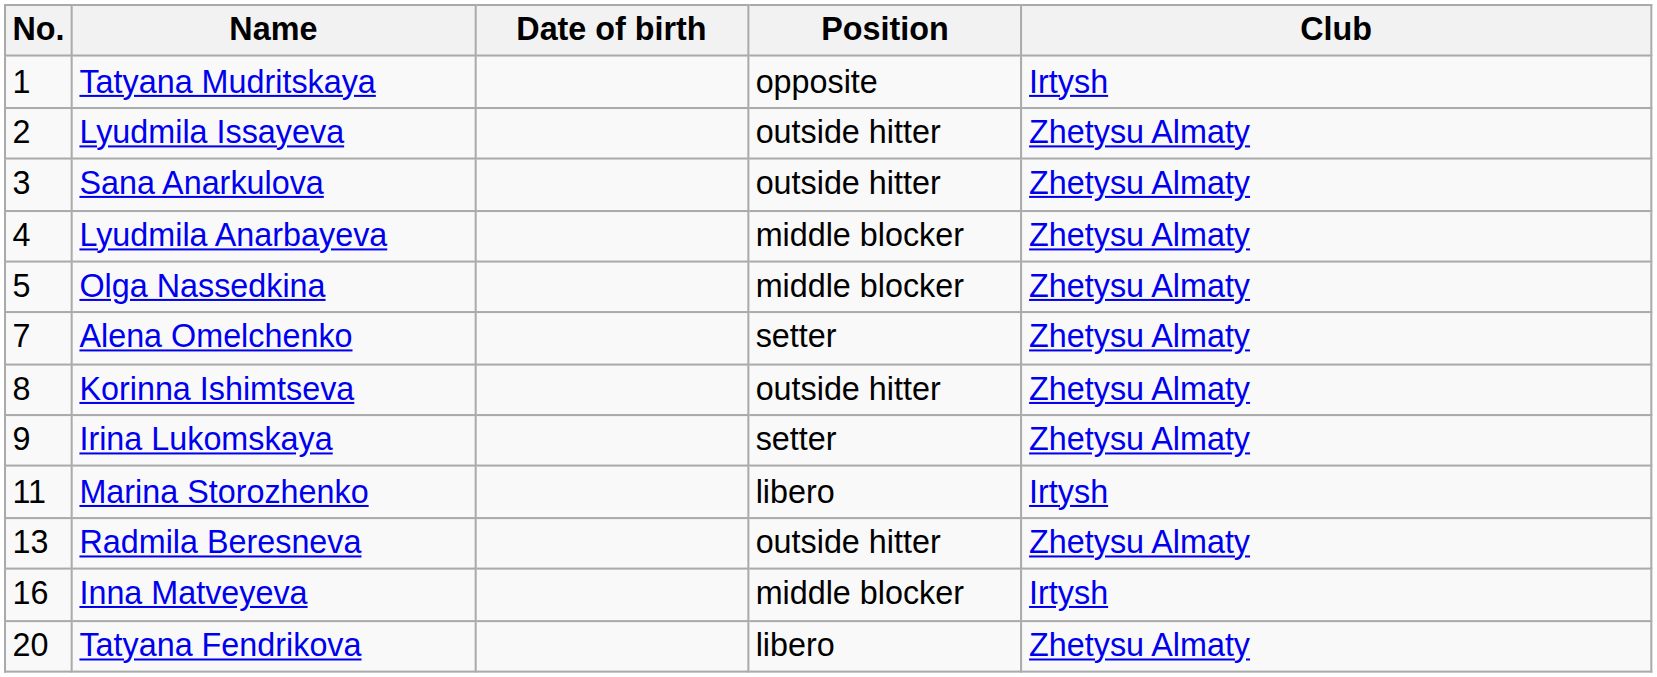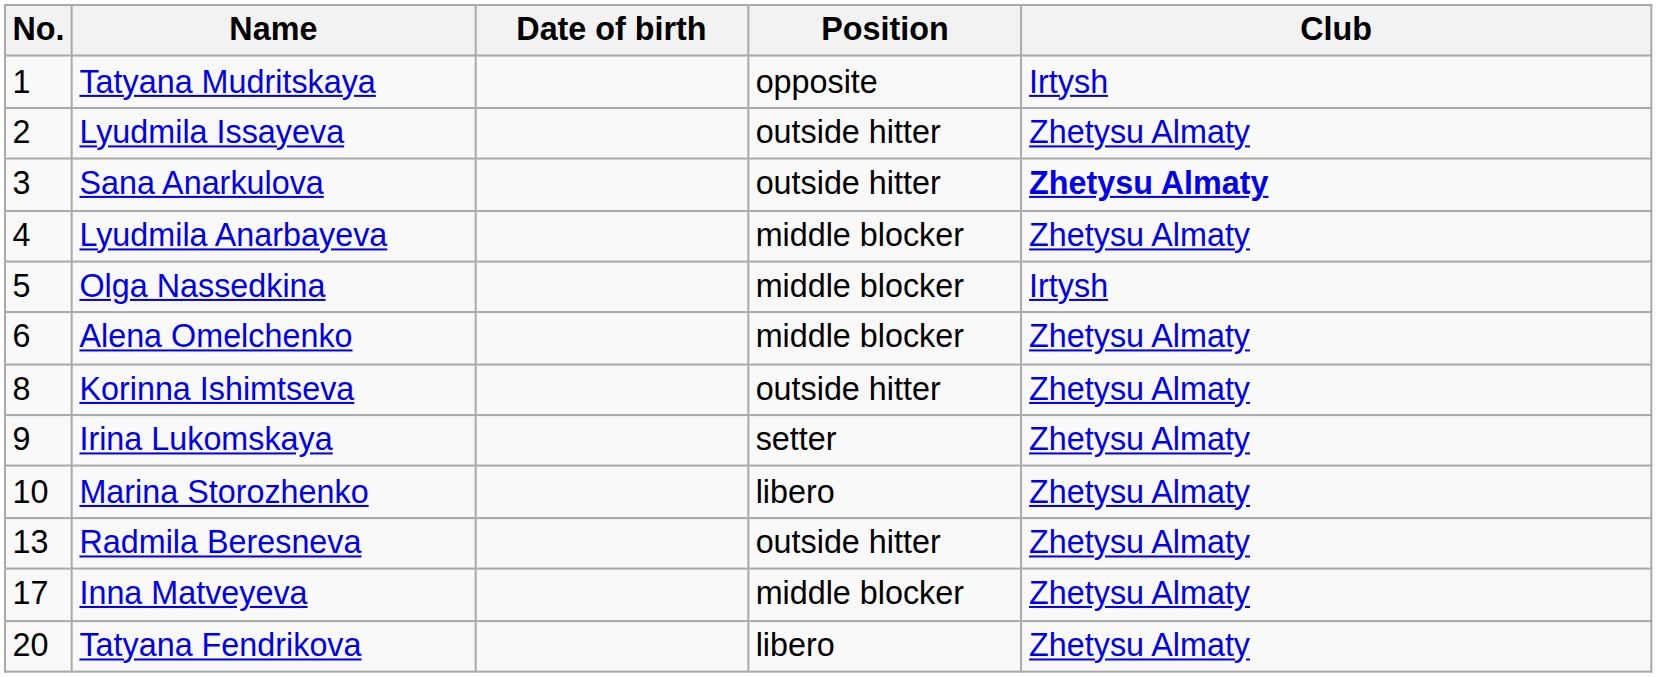(1140, 183) normal -> (1149, 183) bold
(1140, 286) Zhetysu Almaty -> (1069, 286) Irtysh
(21, 337) 7 -> (21, 337) 6
(796, 337) setter -> (860, 337) middle blocker
(29, 491) 11 -> (30, 491) 10
(1069, 491) Irtysh -> (1140, 491) Zhetysu Almaty
(30, 593) 16 -> (30, 593) 17
(1069, 593) Irtysh -> (1140, 593) Zhetysu Almaty
